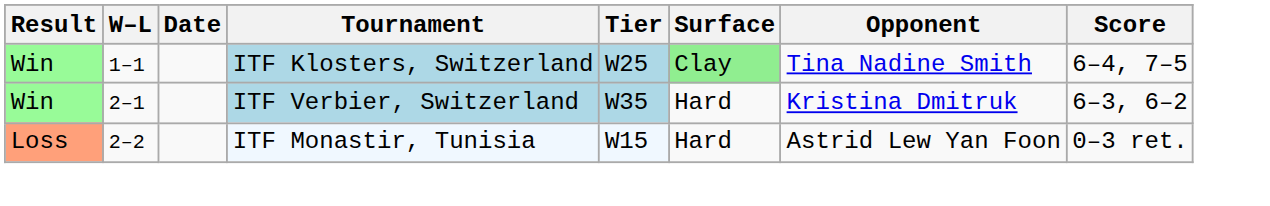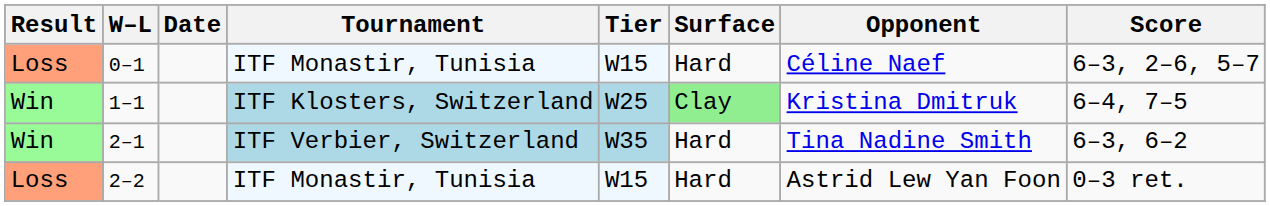+ row: (127, 65)
(909, 64) Tina Nadine Smith -> (902, 103) Kristina Dmitruk
(902, 103) Kristina Dmitruk -> (909, 142) Tina Nadine Smith
